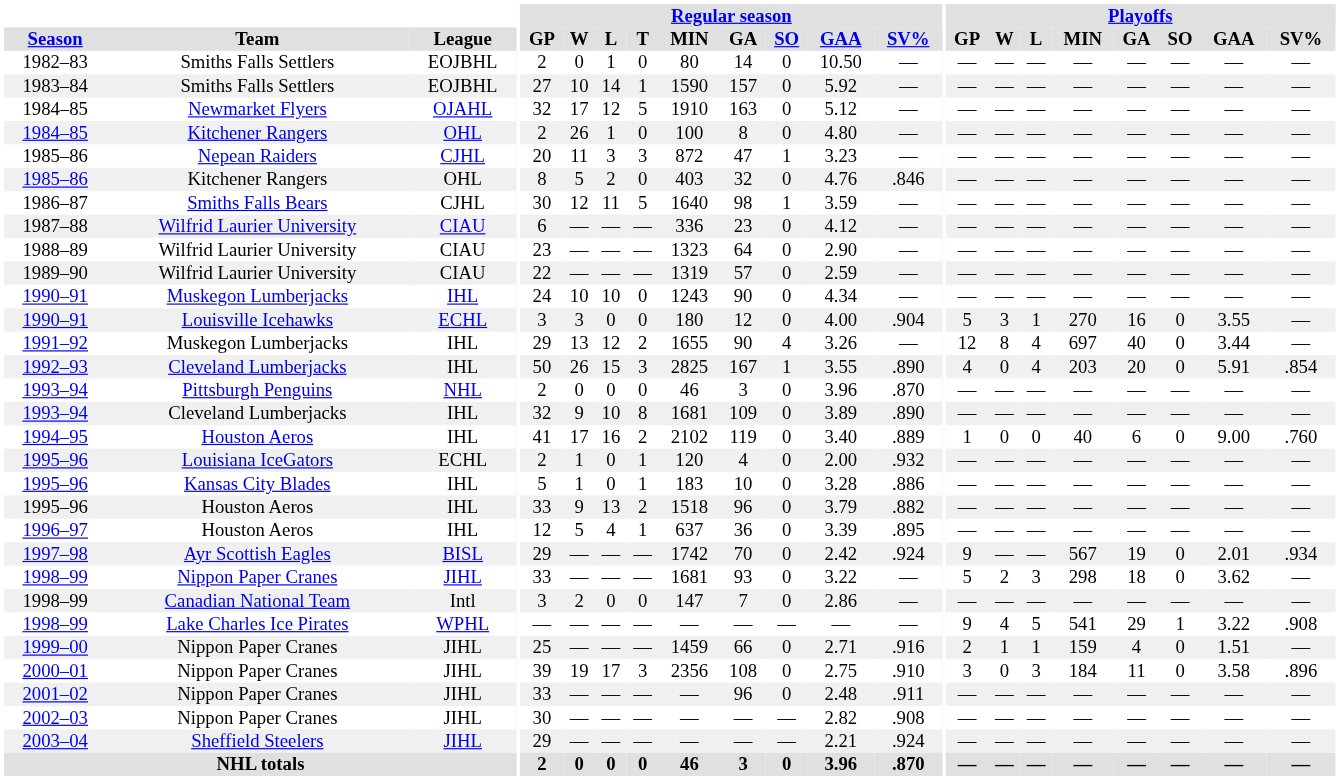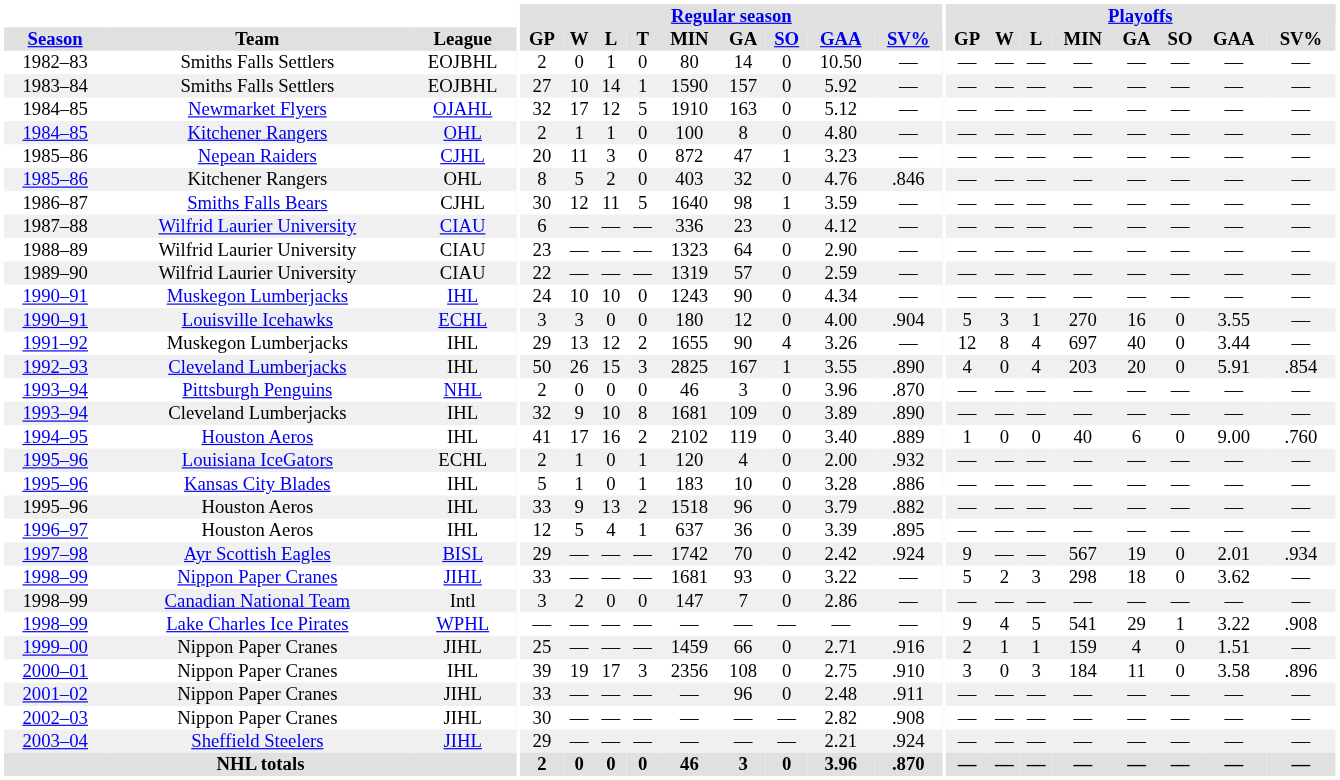(579, 132) 26 -> (579, 132) 1
(643, 156) 3 -> (643, 156) 0
(463, 670) JIHL -> (463, 670) IHL
